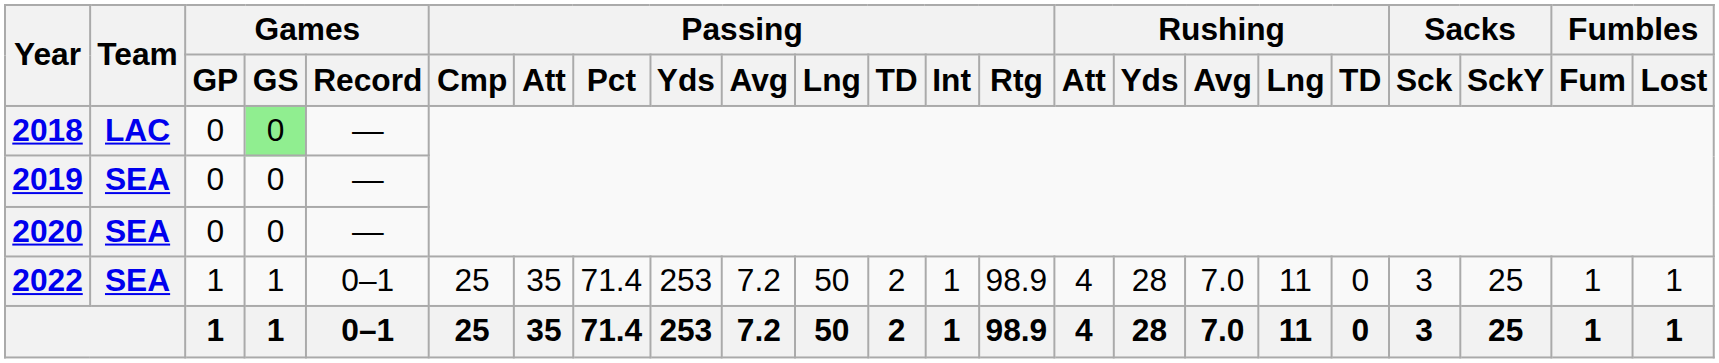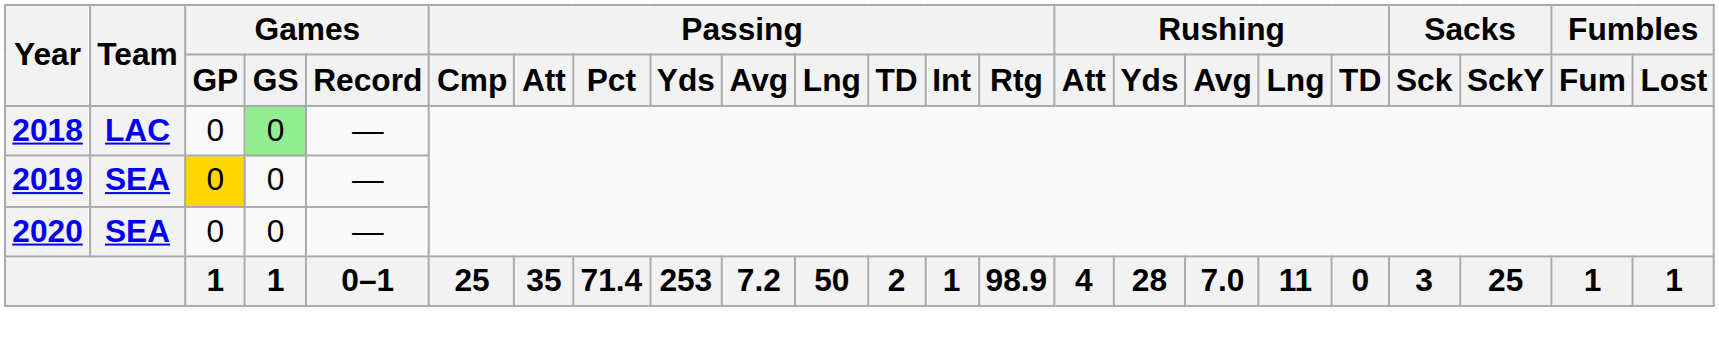(215, 180) no background -> (215, 180) gold background
- row: (48, 280)
